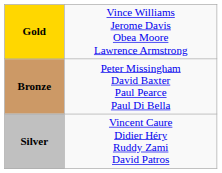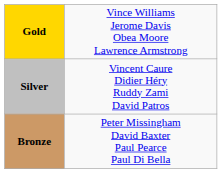rows swapped: (34, 141) <-> (34, 86)
